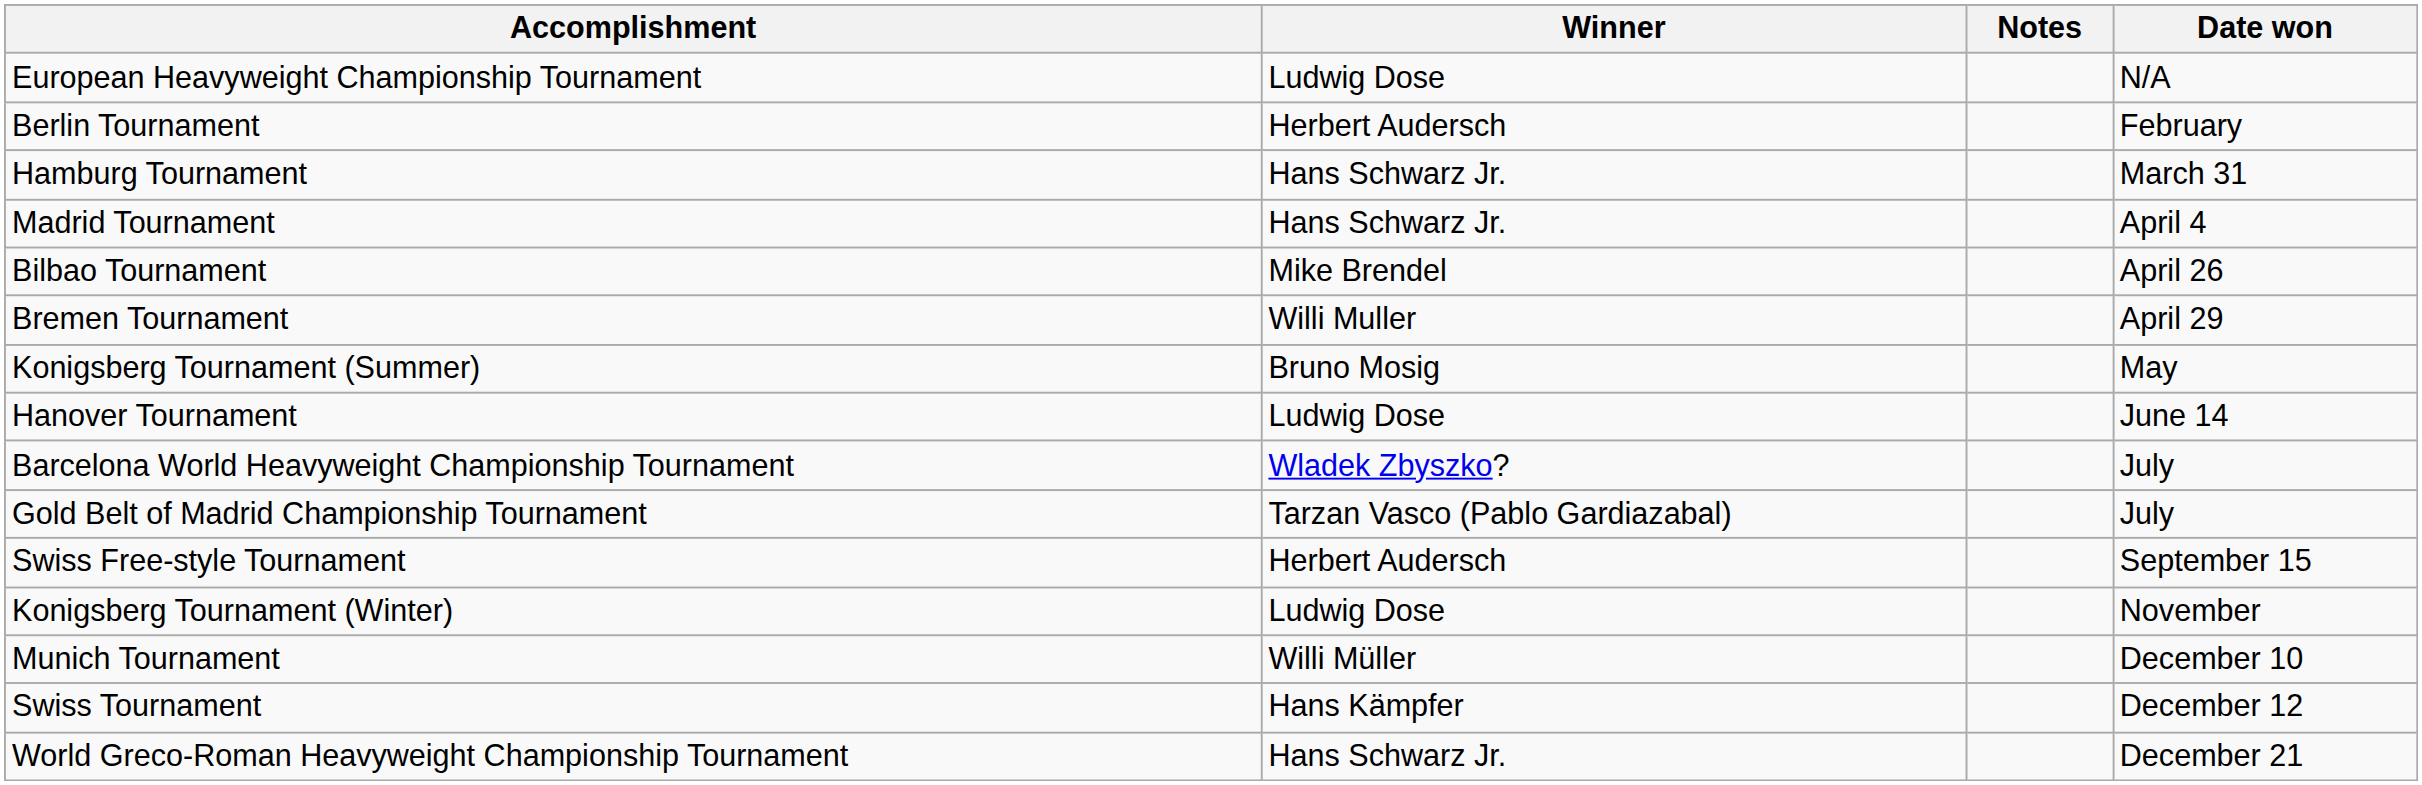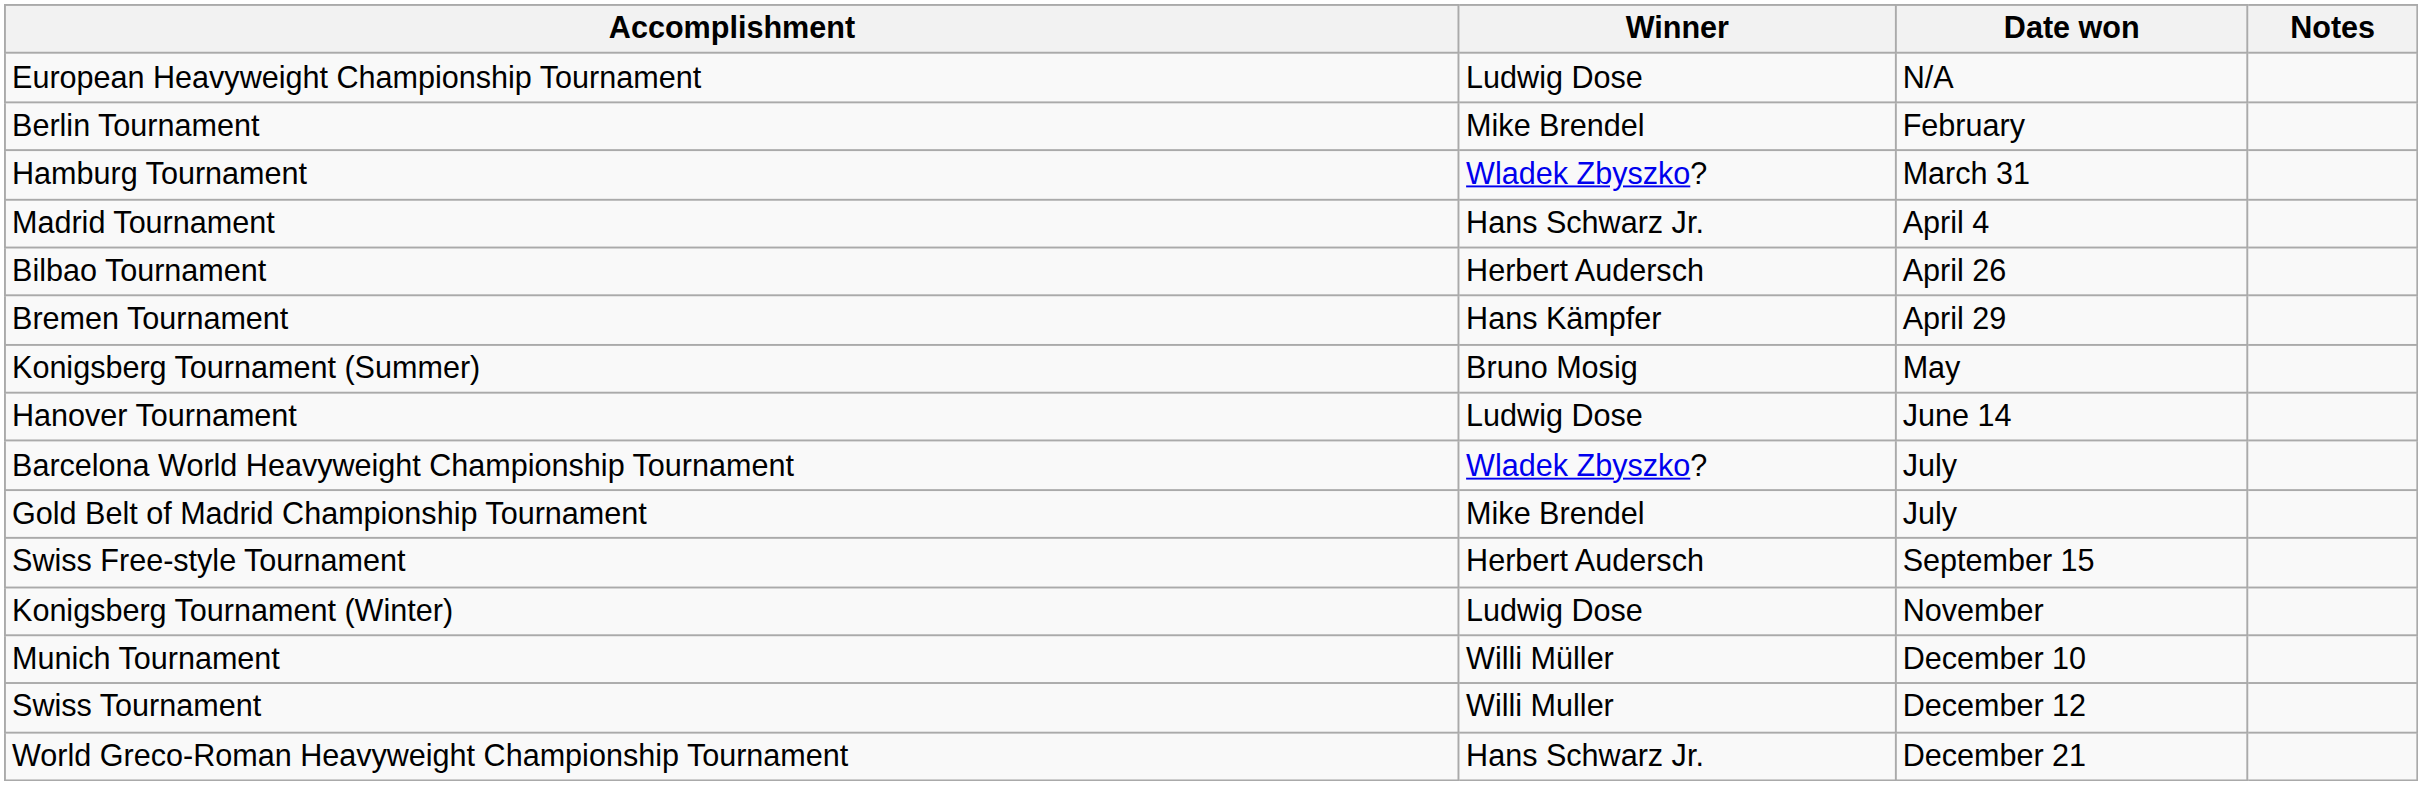columns swapped: (2265, 28) <-> (2040, 28)
(1387, 125) Herbert Audersch -> (1555, 125) Mike Brendel
(1387, 174) Hans Schwarz Jr. -> (1587, 174) Wladek Zbyszko?
(1358, 271) Mike Brendel -> (1585, 271) Herbert Audersch
(1342, 319) Willi Muller -> (1564, 319) Hans Kämpfer
(1500, 513) Tarzan Vasco (Pablo Gardiazabal) -> (1555, 513) Mike Brendel
(1366, 707) Hans Kämpfer -> (1540, 707) Willi Muller
